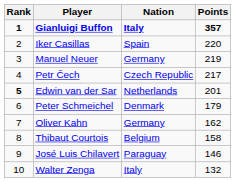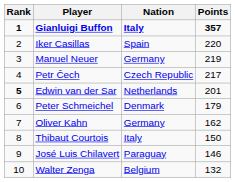(142, 138) Belgium -> (133, 138) Italy
(213, 138) 158 -> (213, 138) 150
(133, 169) Italy -> (142, 169) Belgium
